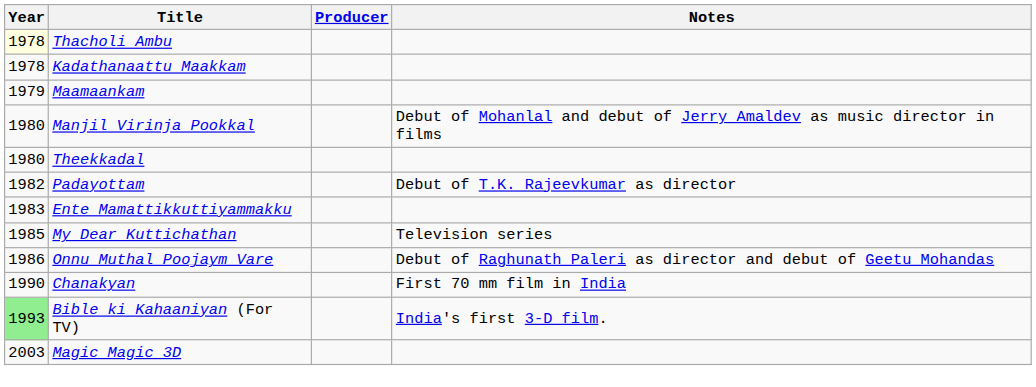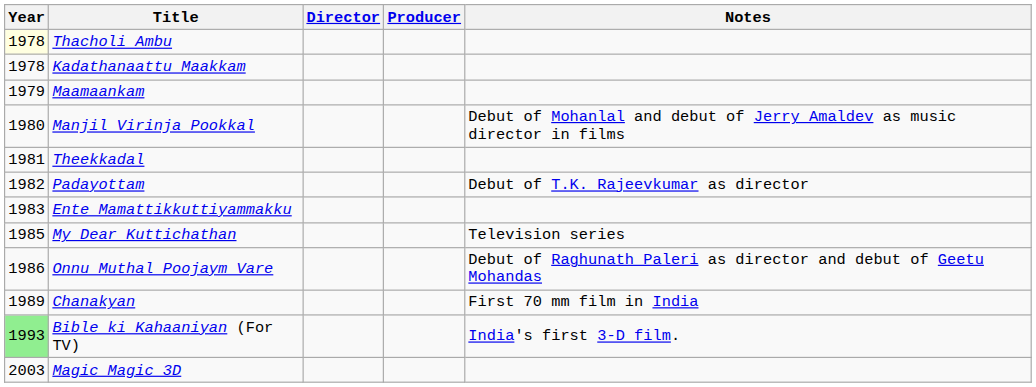+ column: (343, 17)
(27, 160) 1980 -> (27, 160) 1981
(27, 285) 1990 -> (27, 303) 1989
